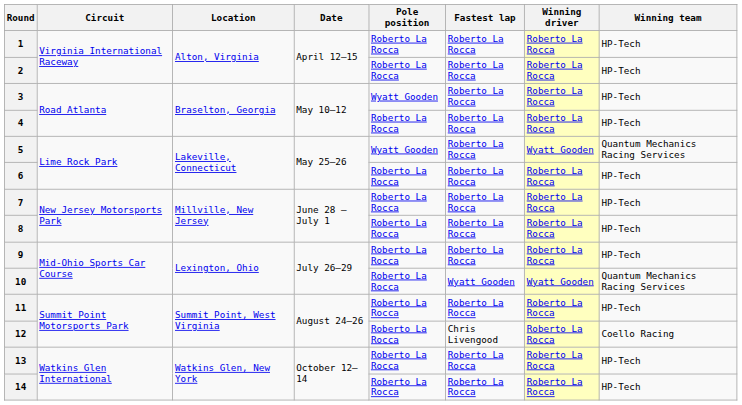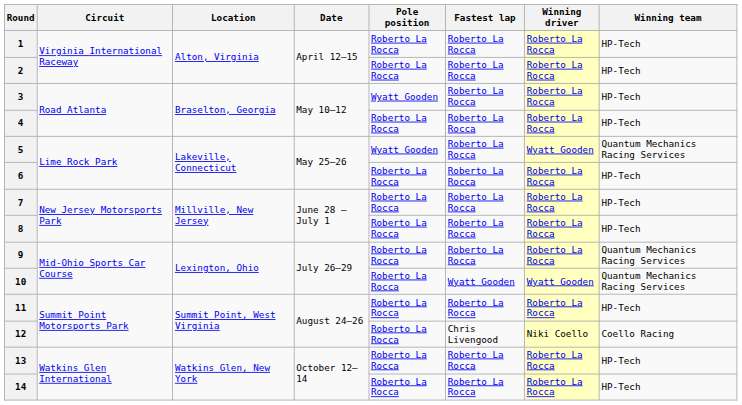(621, 255) HP-Tech -> (649, 255) Quantum Mechanics Racing Services
(555, 334) Roberto La Rocca -> (557, 334) Niki Coello
